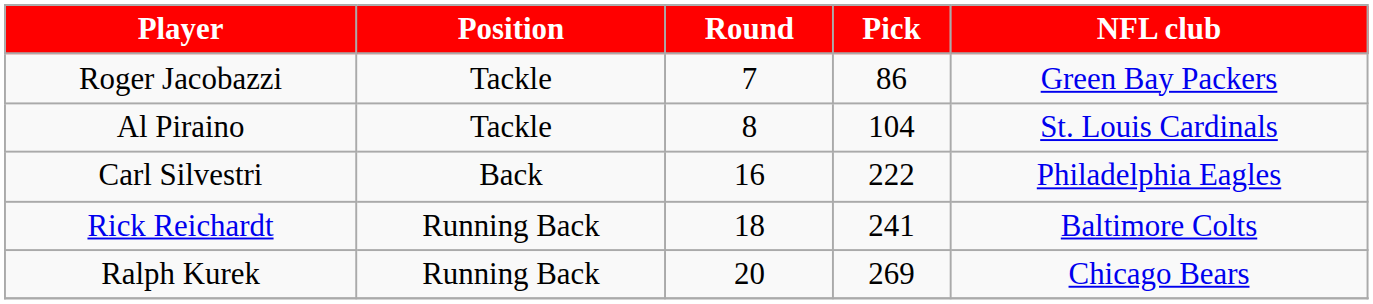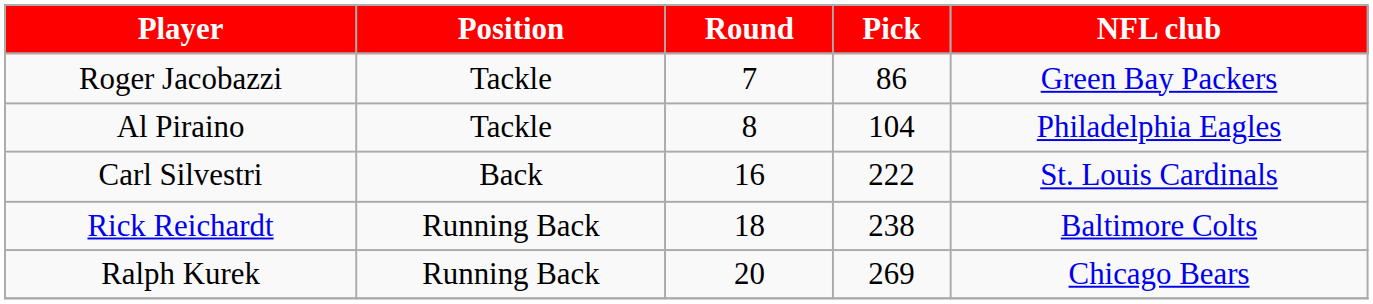(1159, 126) St. Louis Cardinals -> (1159, 126) Philadelphia Eagles
(1159, 175) Philadelphia Eagles -> (1159, 175) St. Louis Cardinals
(892, 224) 241 -> (892, 224) 238
